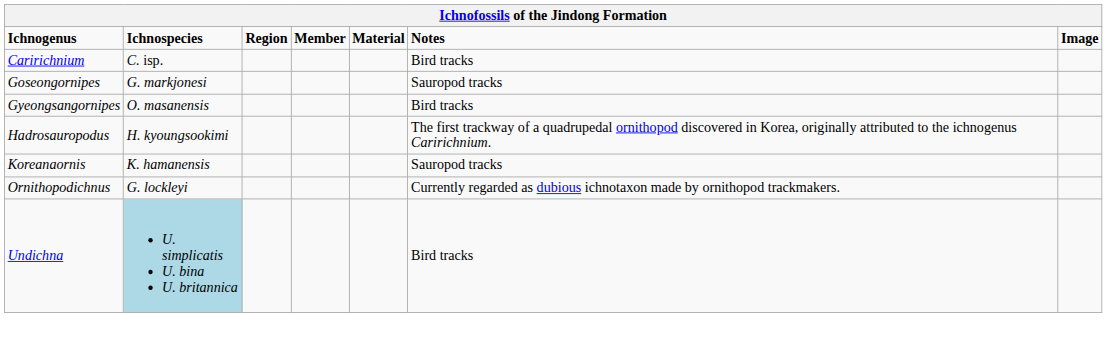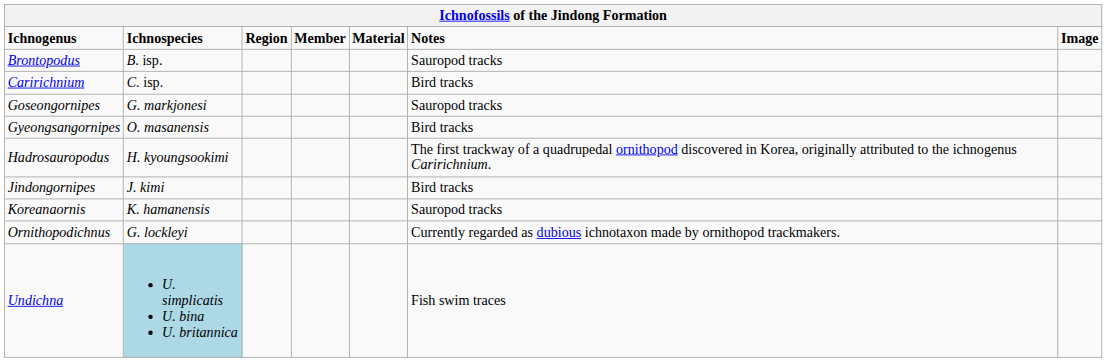+ row: (44, 60)
+ row: (51, 187)
(442, 255) Bird tracks -> (458, 300) Fish swim traces
